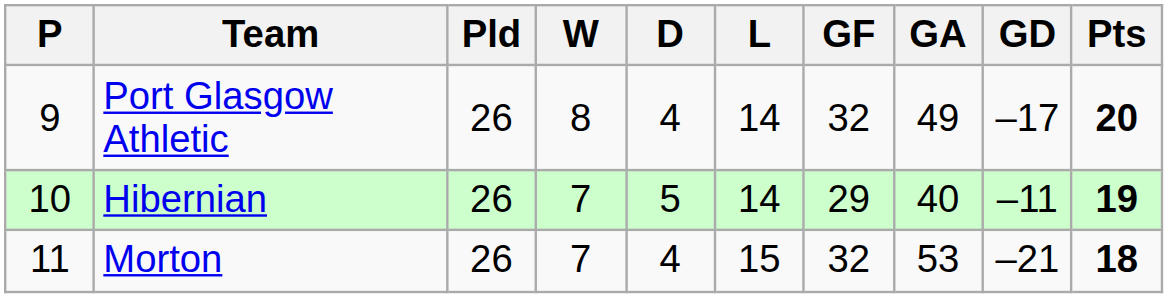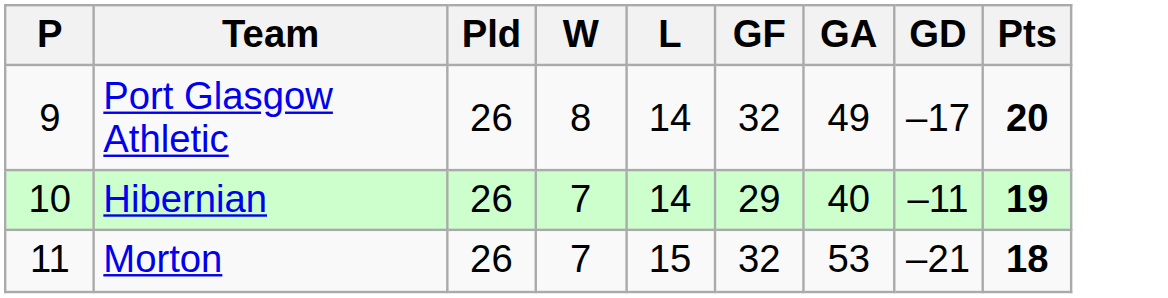- column: (670, 34)
